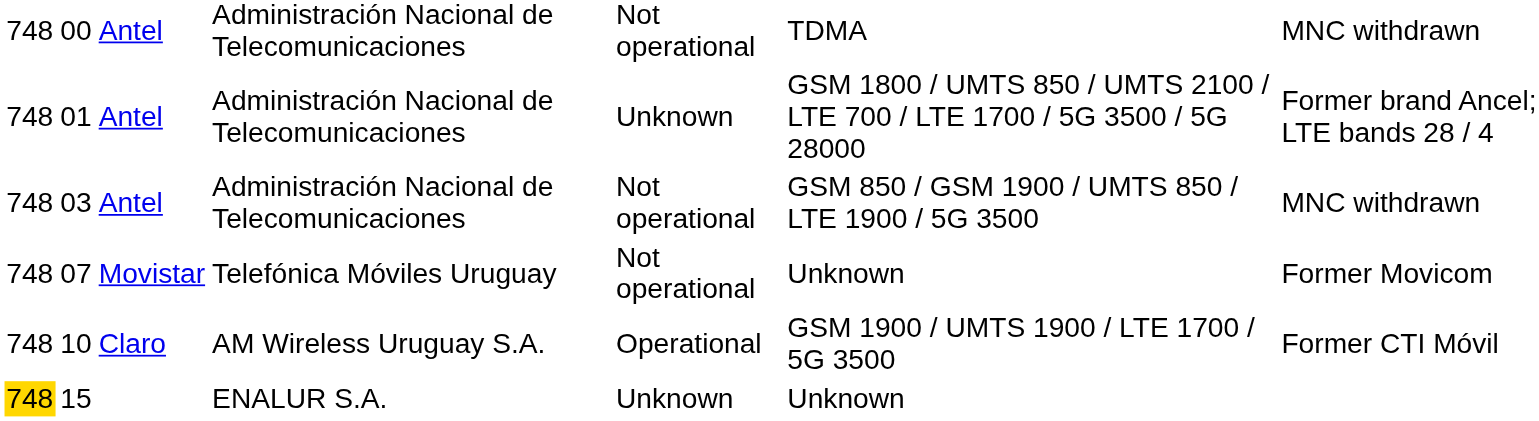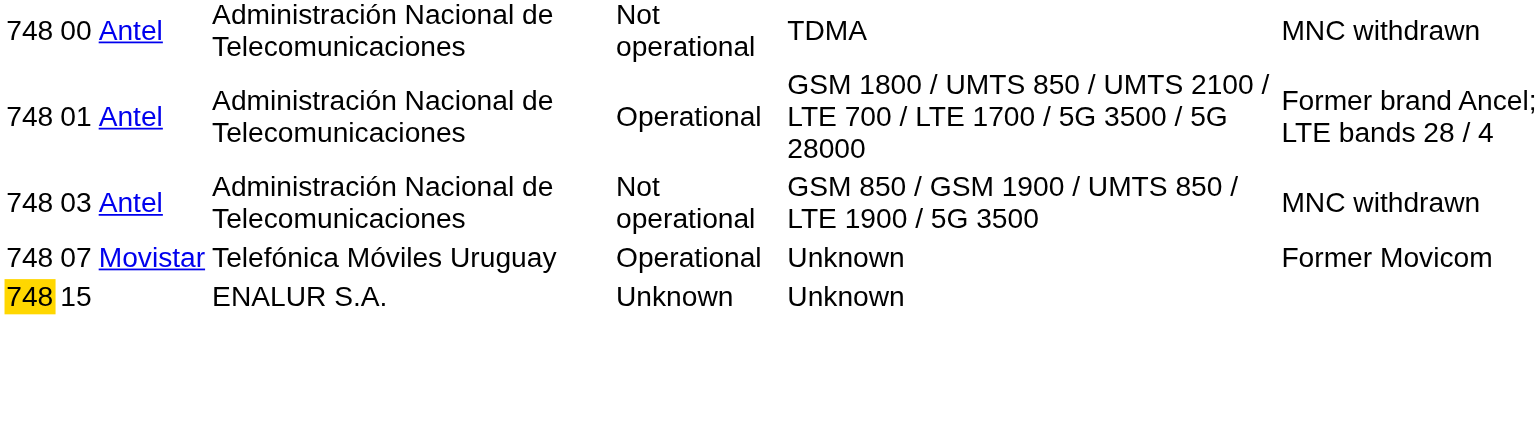(675, 116) Unknown -> (689, 116) Operational
(686, 273) Not operational -> (689, 257) Operational
- row: (76, 343)
